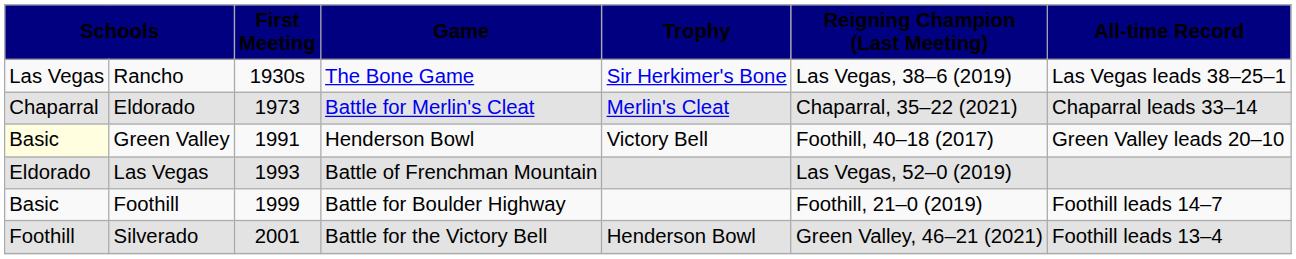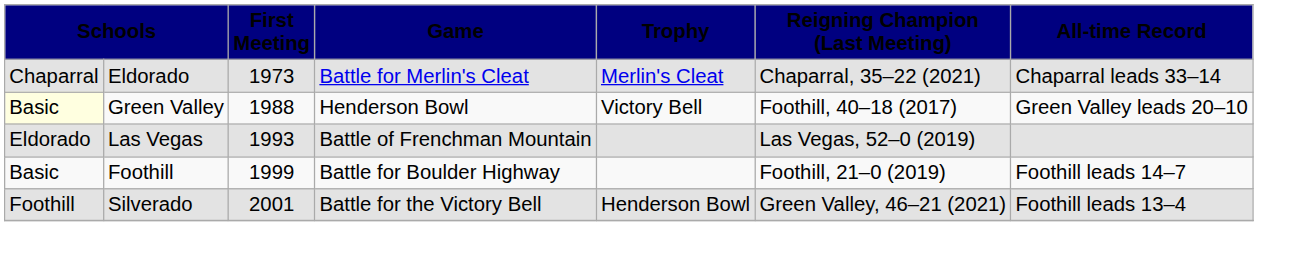- row: (149, 75)
(277, 140) 1991 -> (272, 107) 1988
